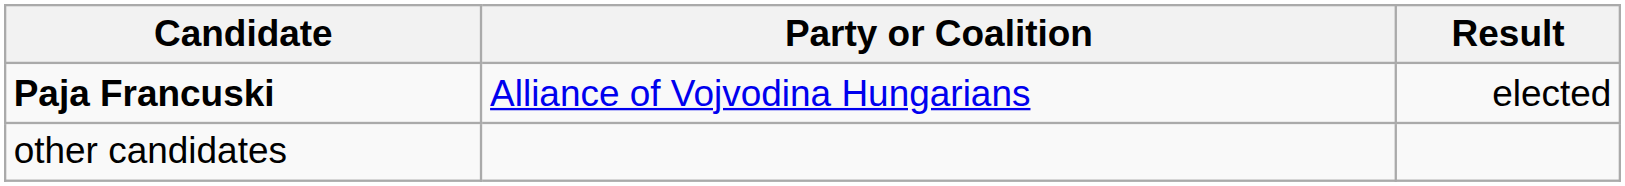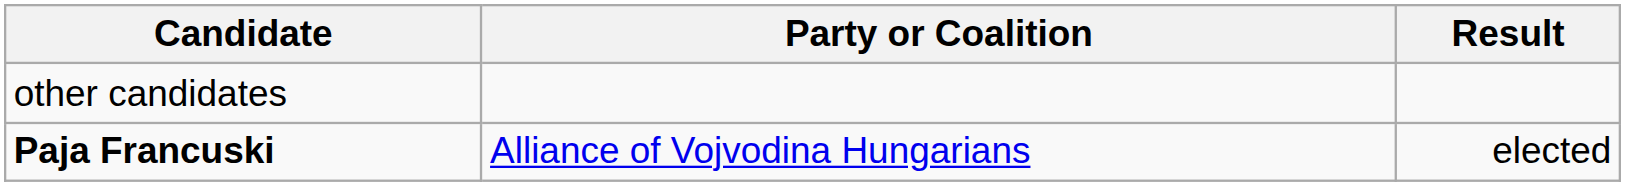rows swapped: (144, 92) <-> (150, 151)
